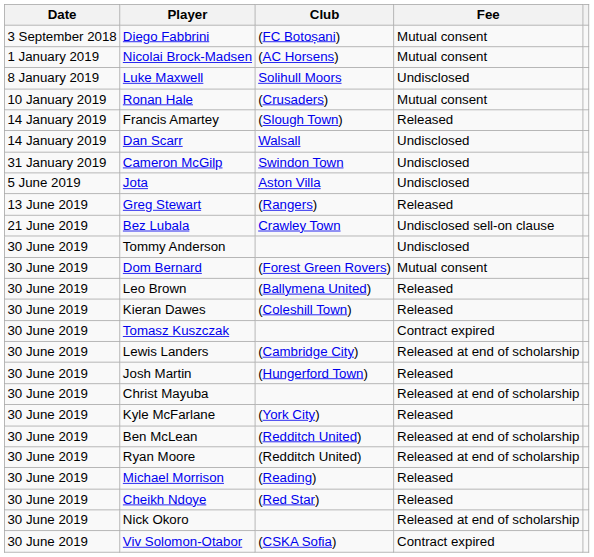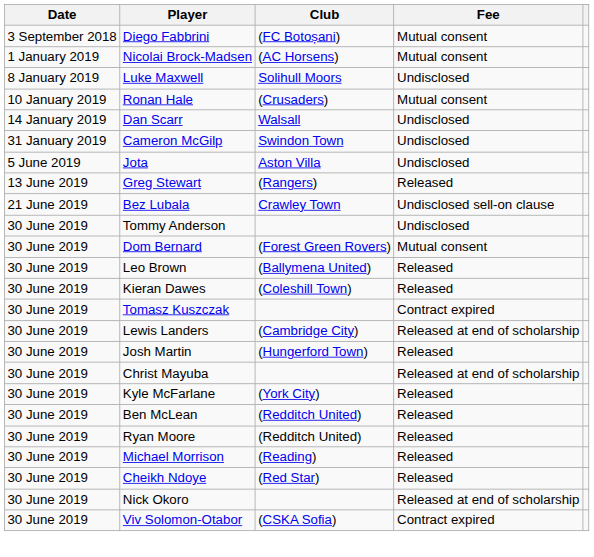- row: (171, 120)
(488, 436) Released at end of scholarship -> (425, 415) Released
(488, 457) Released at end of scholarship -> (425, 436) Released
